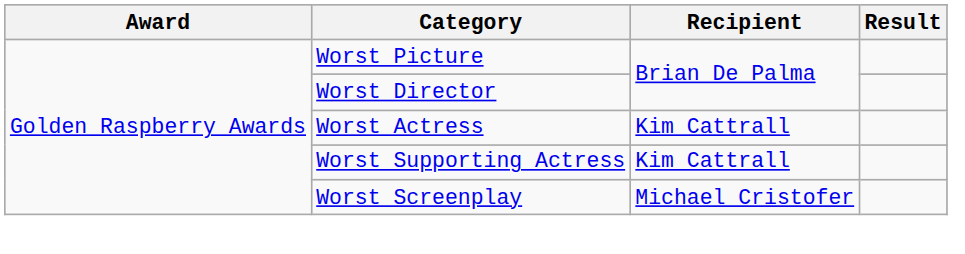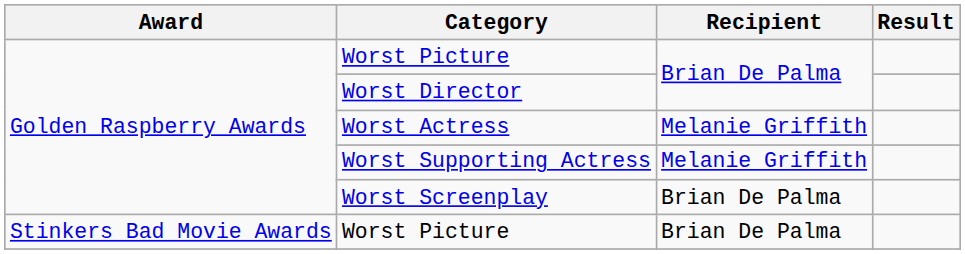(713, 127) Kim Cattrall -> (764, 127) Melanie Griffith
(713, 162) Kim Cattrall -> (764, 162) Melanie Griffith
(745, 197) Michael Cristofer -> (751, 197) Brian De Palma
+ row: (171, 232)
